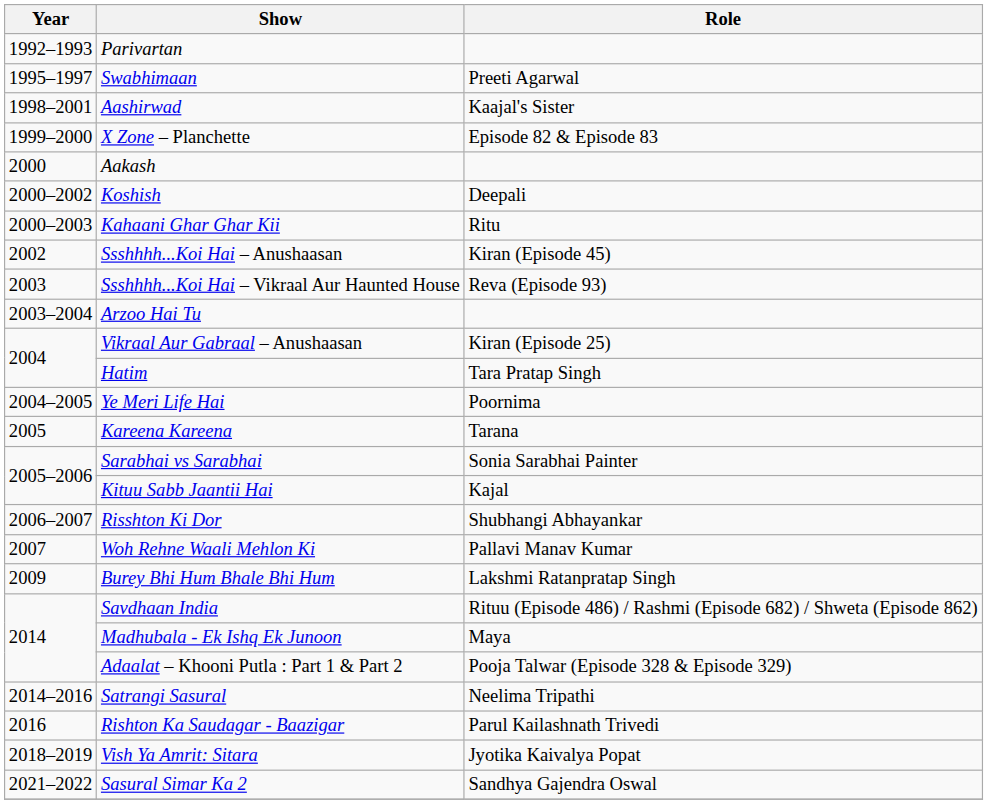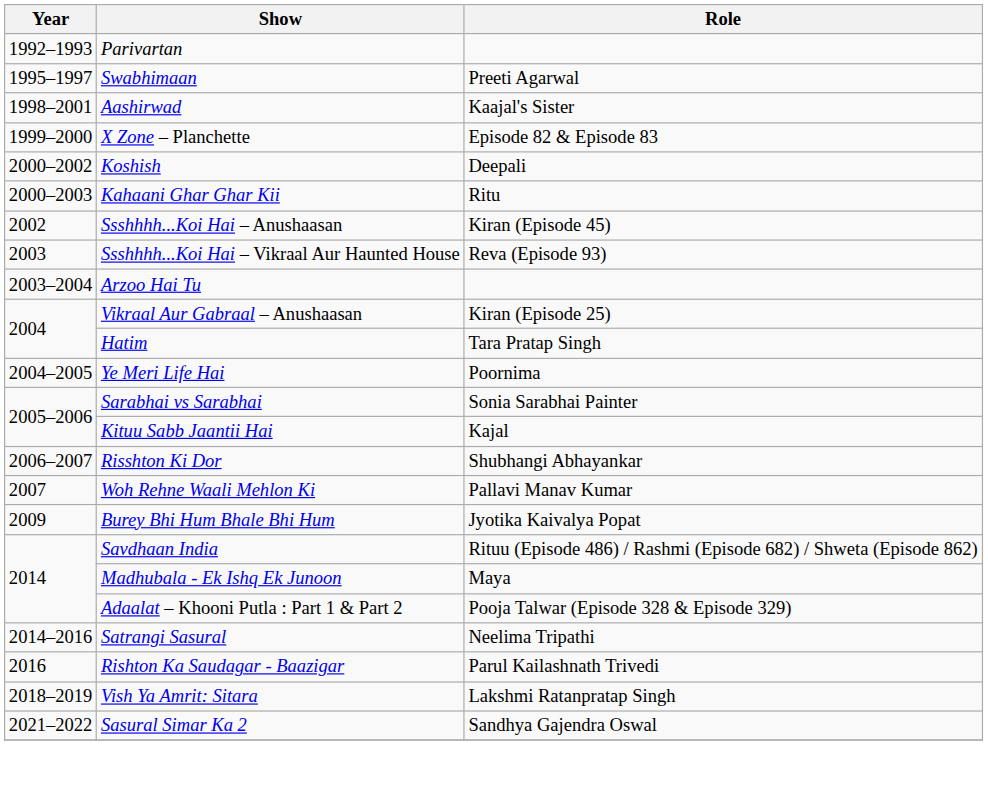- row: (128, 166)
- row: (166, 431)
(572, 578) Lakshmi Ratanpratap Singh -> (554, 519) Jyotika Kaivalya Popat
(554, 755) Jyotika Kaivalya Popat -> (572, 696) Lakshmi Ratanpratap Singh
